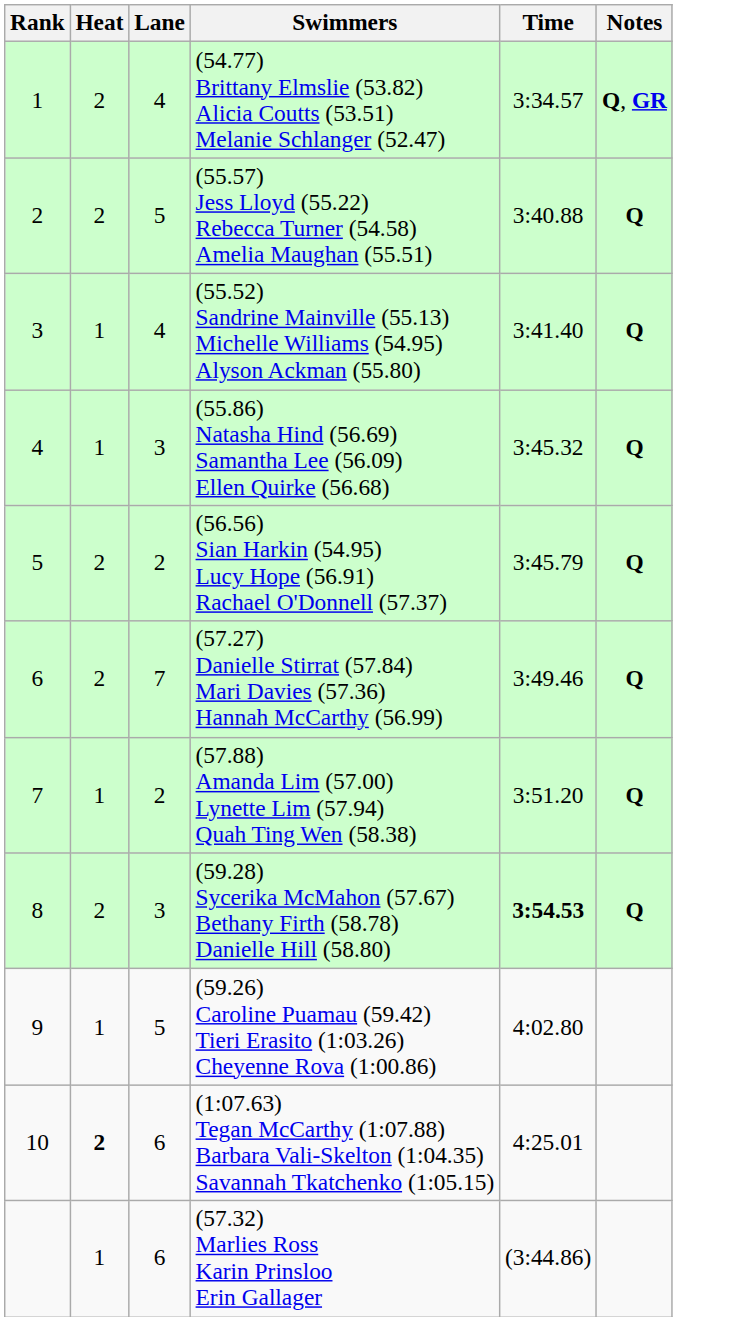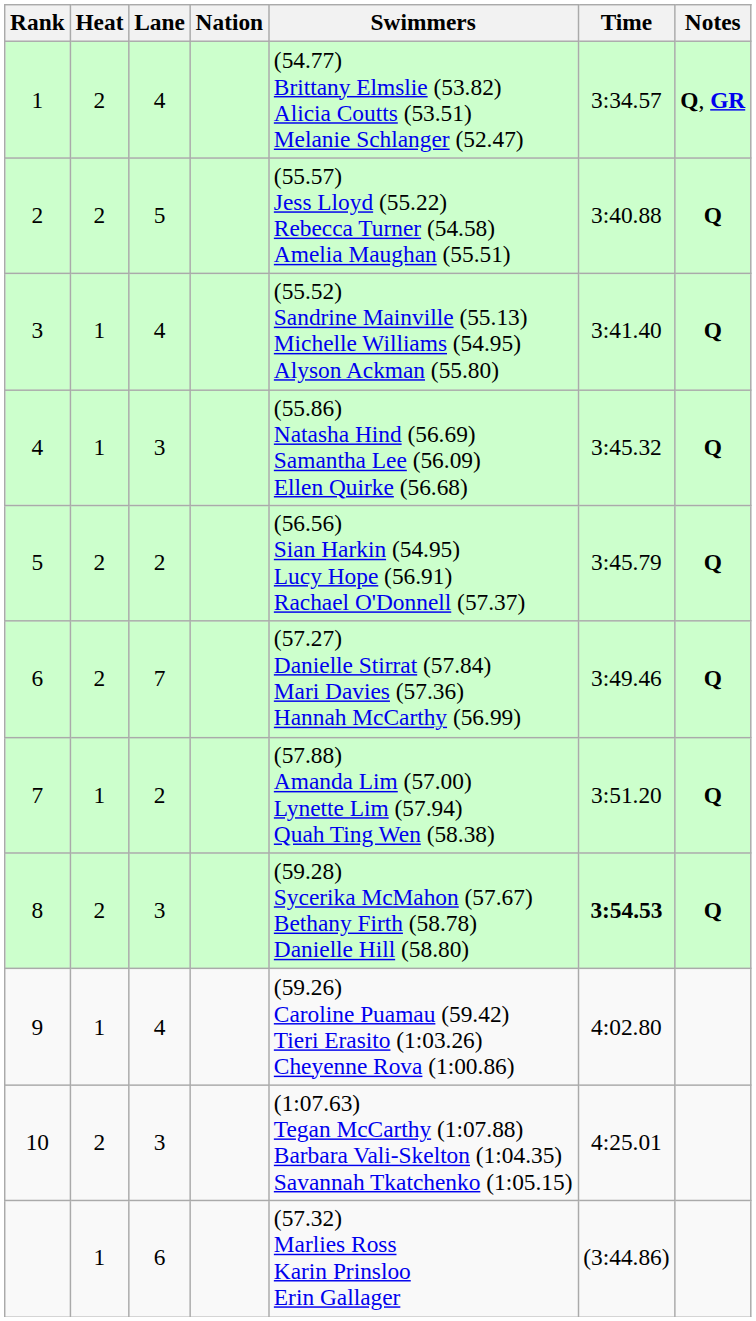+ column: (229, 23)
(159, 1026) 5 -> (159, 1026) 4
(99, 1142) bold -> (99, 1142) normal
(159, 1142) 6 -> (159, 1142) 3
